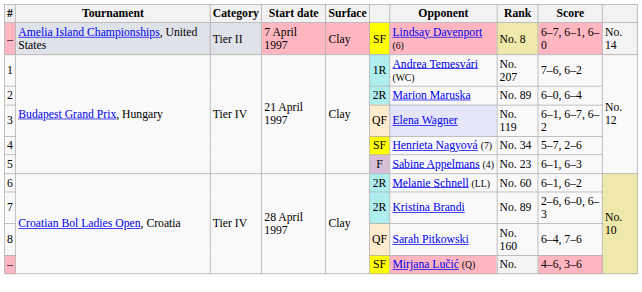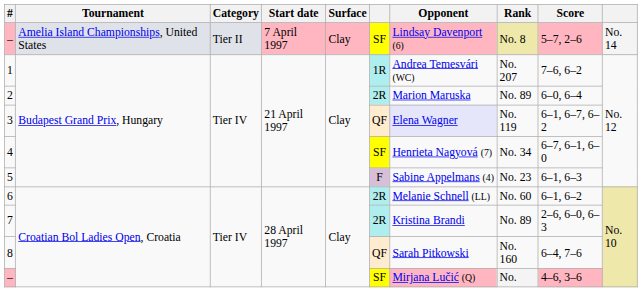(570, 38) 6–7, 6–1, 6–0 -> (561, 38) 5–7, 2–6
(561, 145) 5–7, 2–6 -> (570, 152) 6–7, 6–1, 6–0
